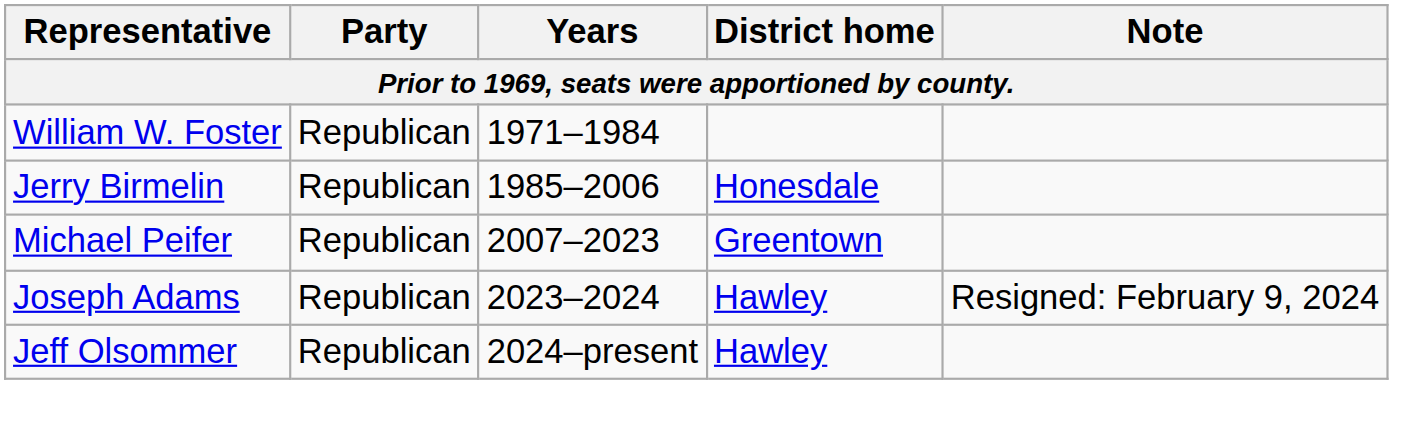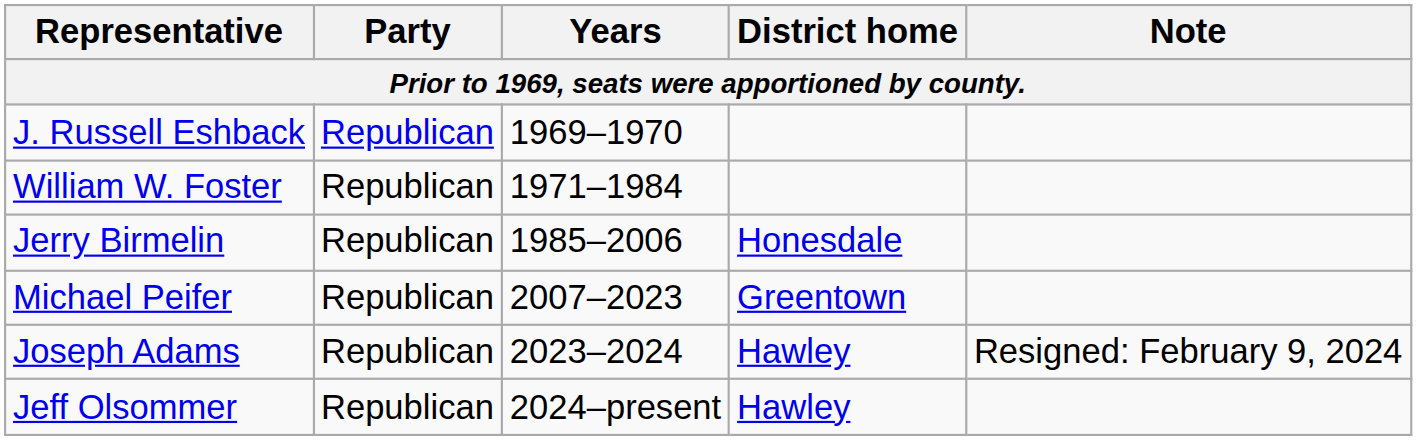+ row: (159, 132)
